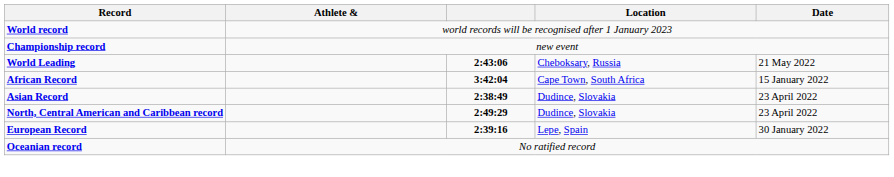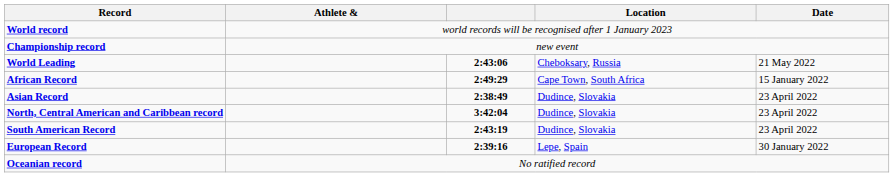(491, 79) 3:42:04 -> (491, 79) 2:49:29
(491, 113) 2:49:29 -> (491, 113) 3:42:04
+ row: (61, 130)
